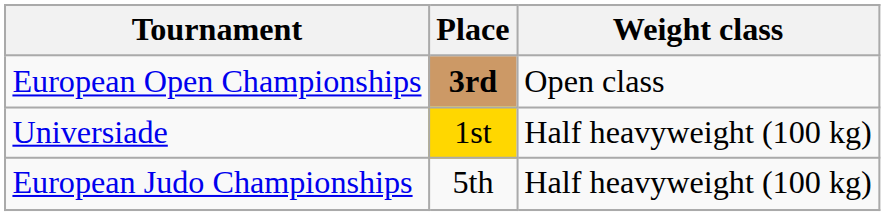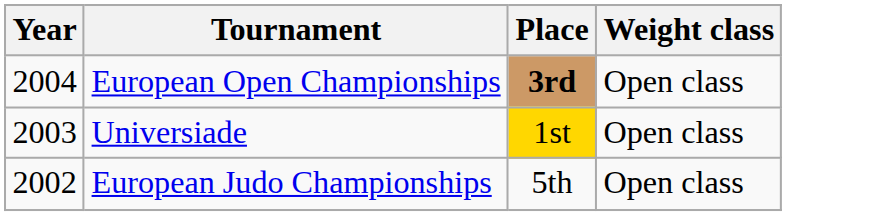+ column: (45, 30)
(698, 132) Half heavyweight (100 kg) -> (674, 132) Open class
(698, 183) Half heavyweight (100 kg) -> (674, 183) Open class
